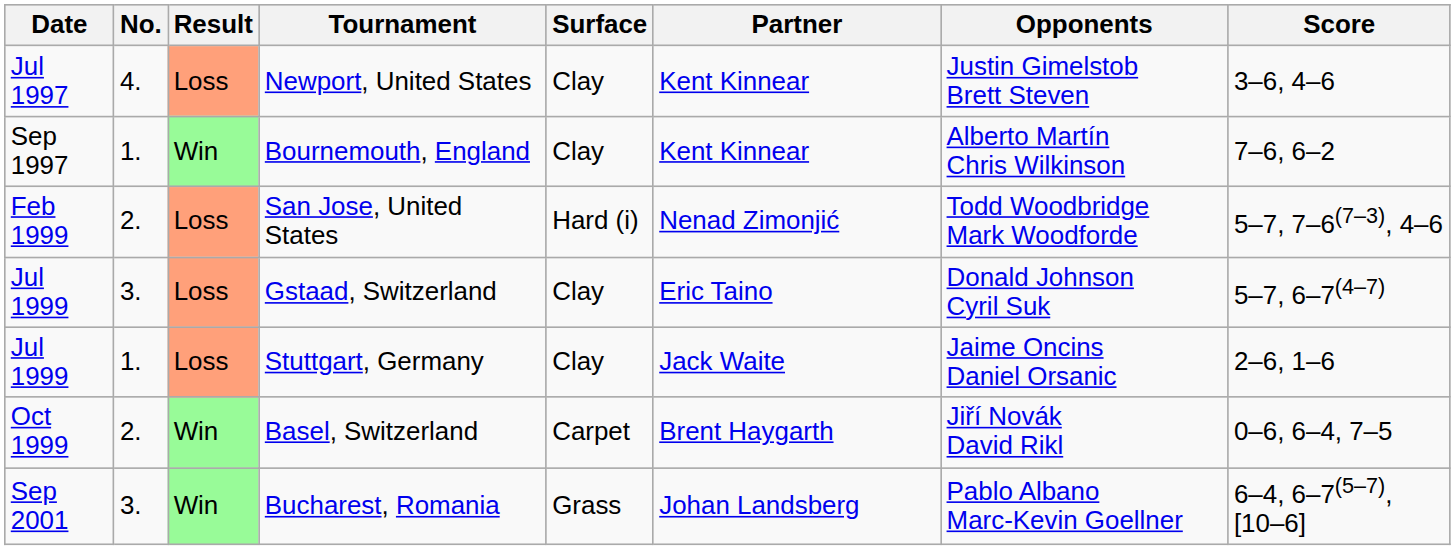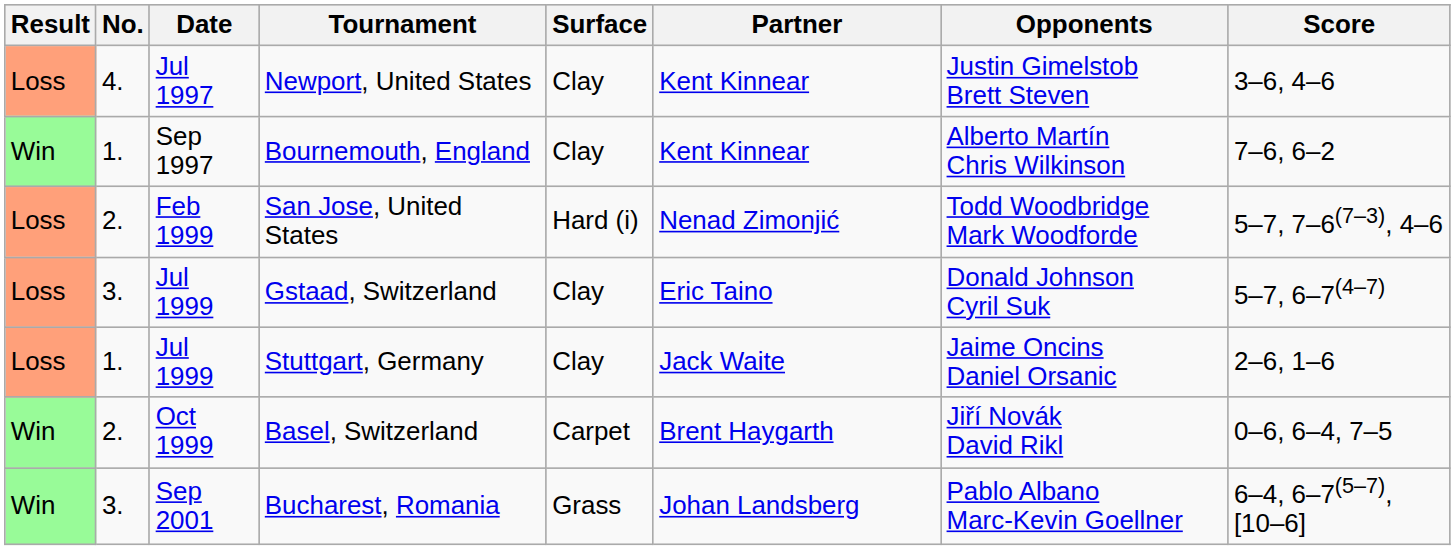columns swapped: (213, 25) <-> (59, 25)
